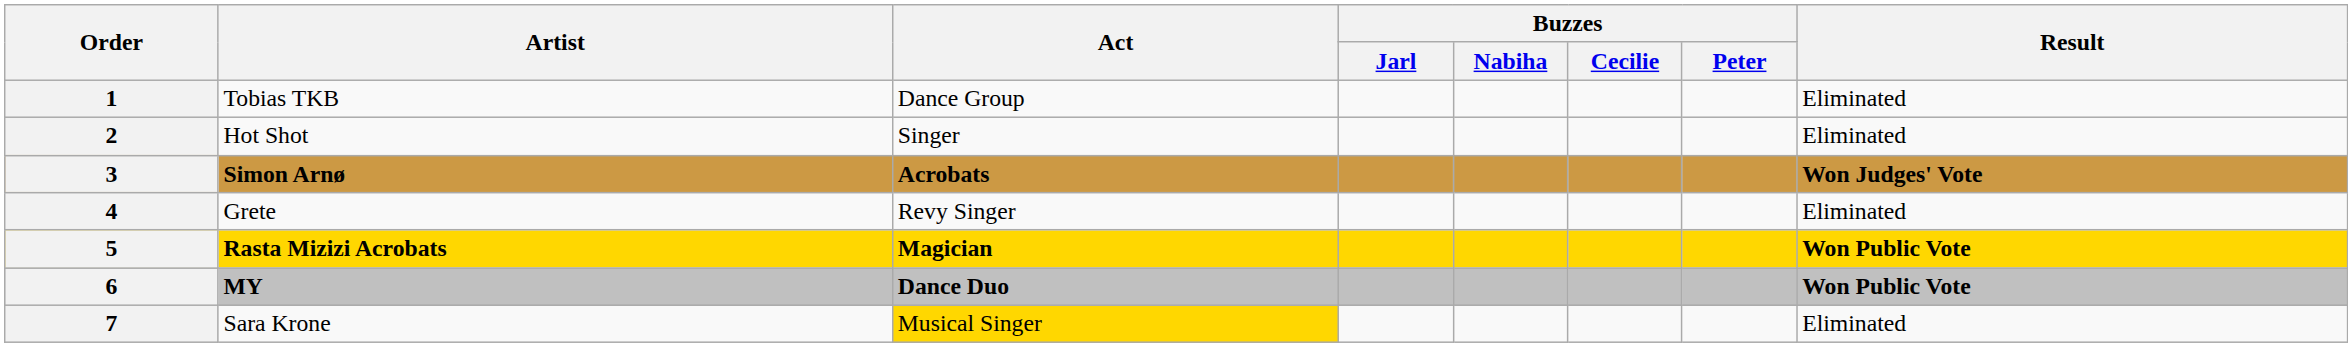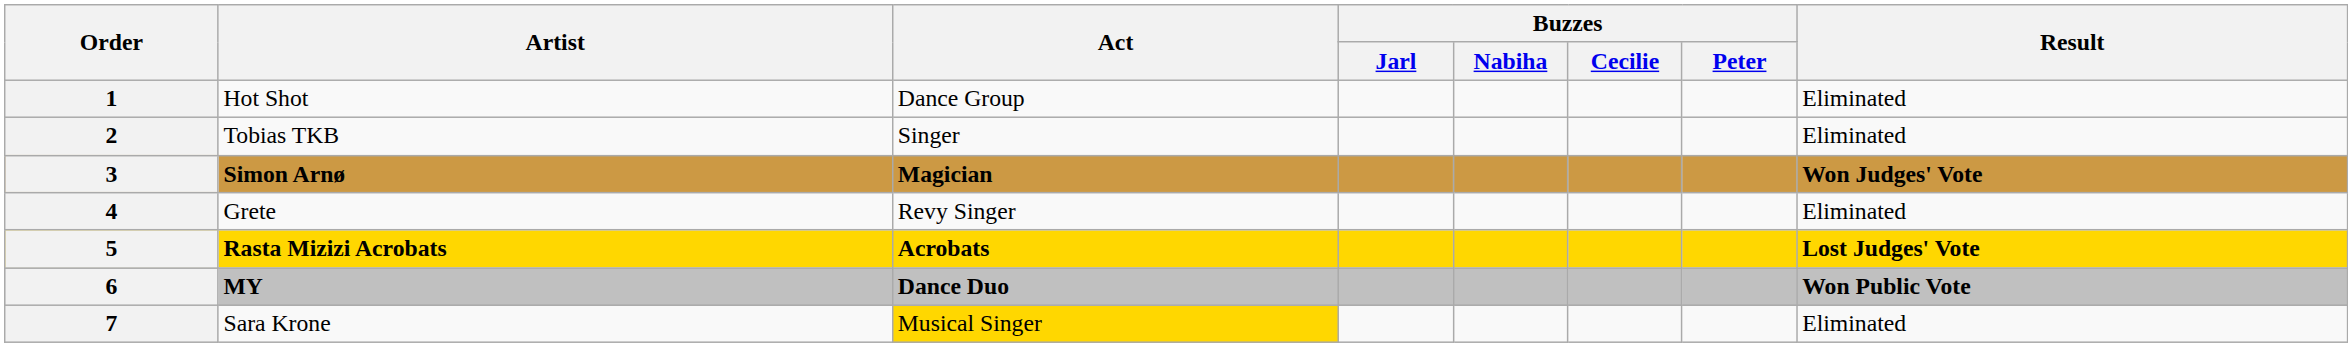(281, 98) Tobias TKB -> (266, 98) Hot Shot
(266, 135) Hot Shot -> (281, 135) Tobias TKB
(944, 173) Acrobats -> (945, 173) Magician
(945, 248) Magician -> (944, 248) Acrobats
(1886, 248) Won Public Vote -> (1891, 248) Lost Judges' Vote
